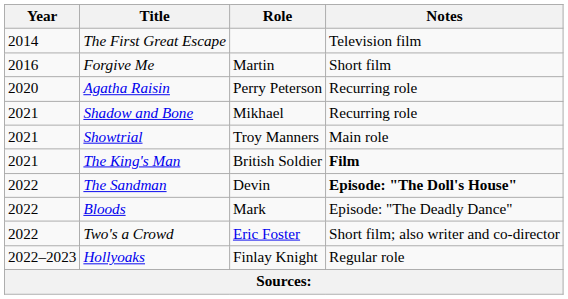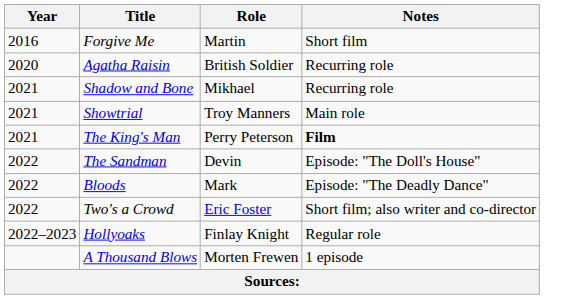- row: (155, 40)
(277, 88) Perry Peterson -> (249, 64) British Soldier
(277, 161) British Soldier -> (249, 137) Perry Peterson
(423, 185) bold -> (393, 161) normal
+ row: (140, 257)
